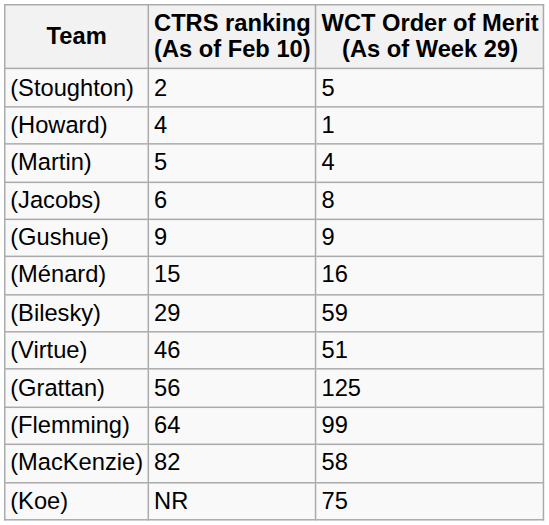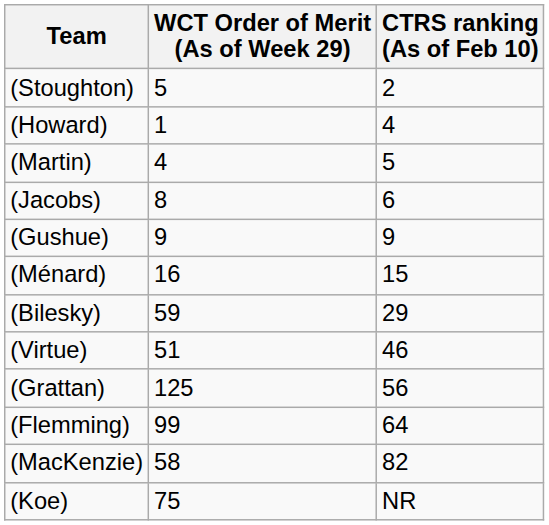columns swapped: (232, 36) <-> (430, 36)
